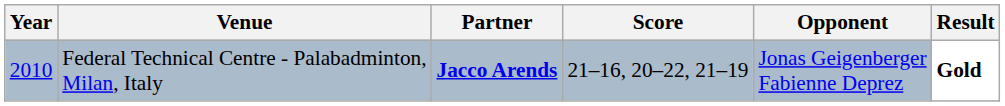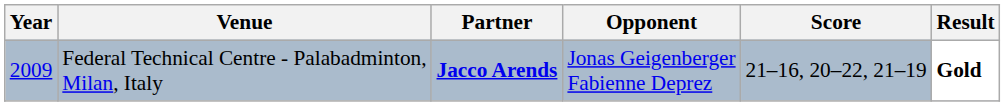columns swapped: (843, 22) <-> (658, 22)
(31, 70) 2010 -> (31, 70) 2009
